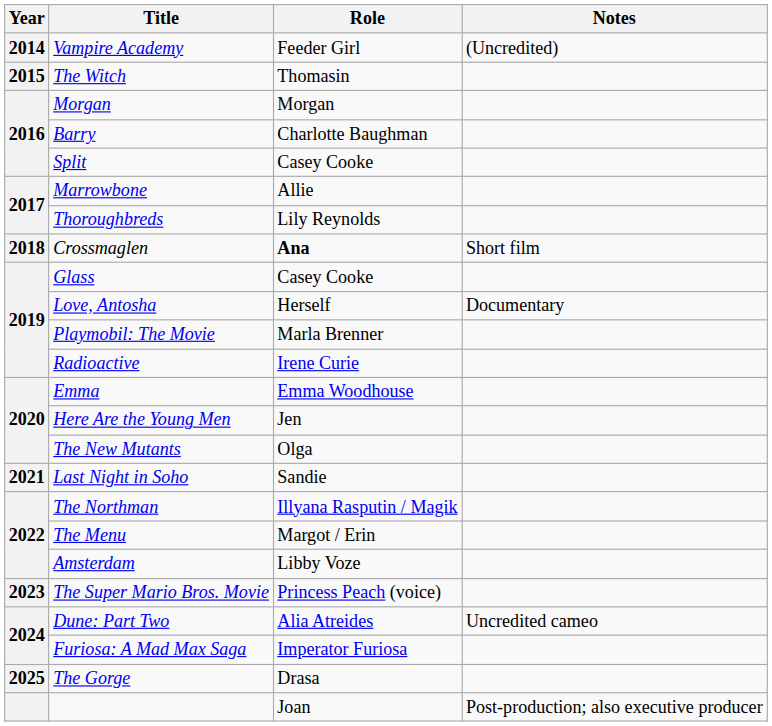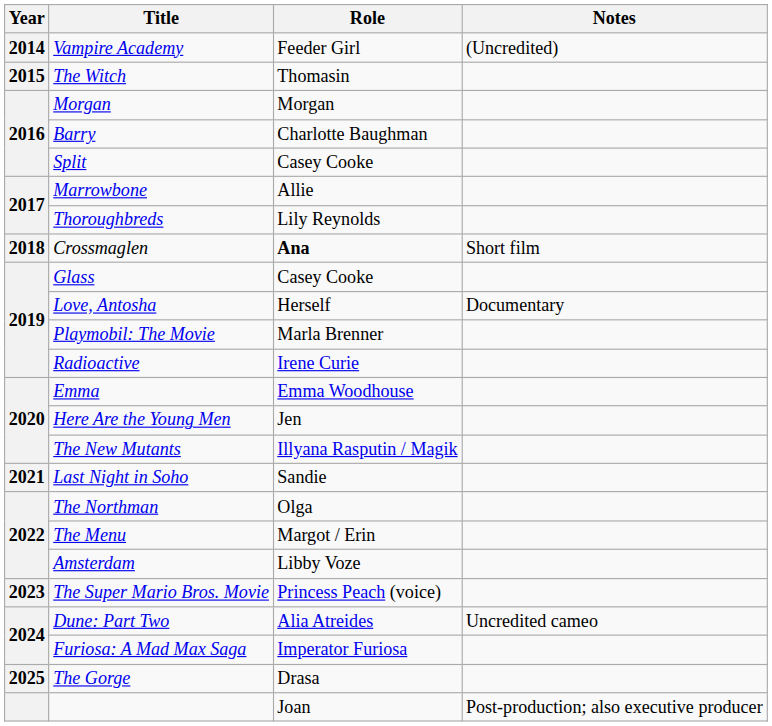(295, 448) Olga -> (367, 448) Illyana Rasputin / Magik
(367, 506) Illyana Rasputin / Magik -> (295, 506) Olga
